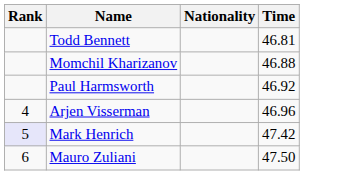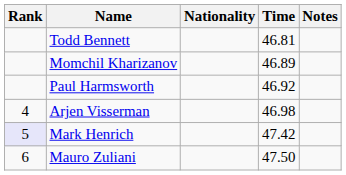+ column: (320, 16)
(279, 63) 46.88 -> (279, 63) 46.89
(279, 110) 46.96 -> (279, 110) 46.98
